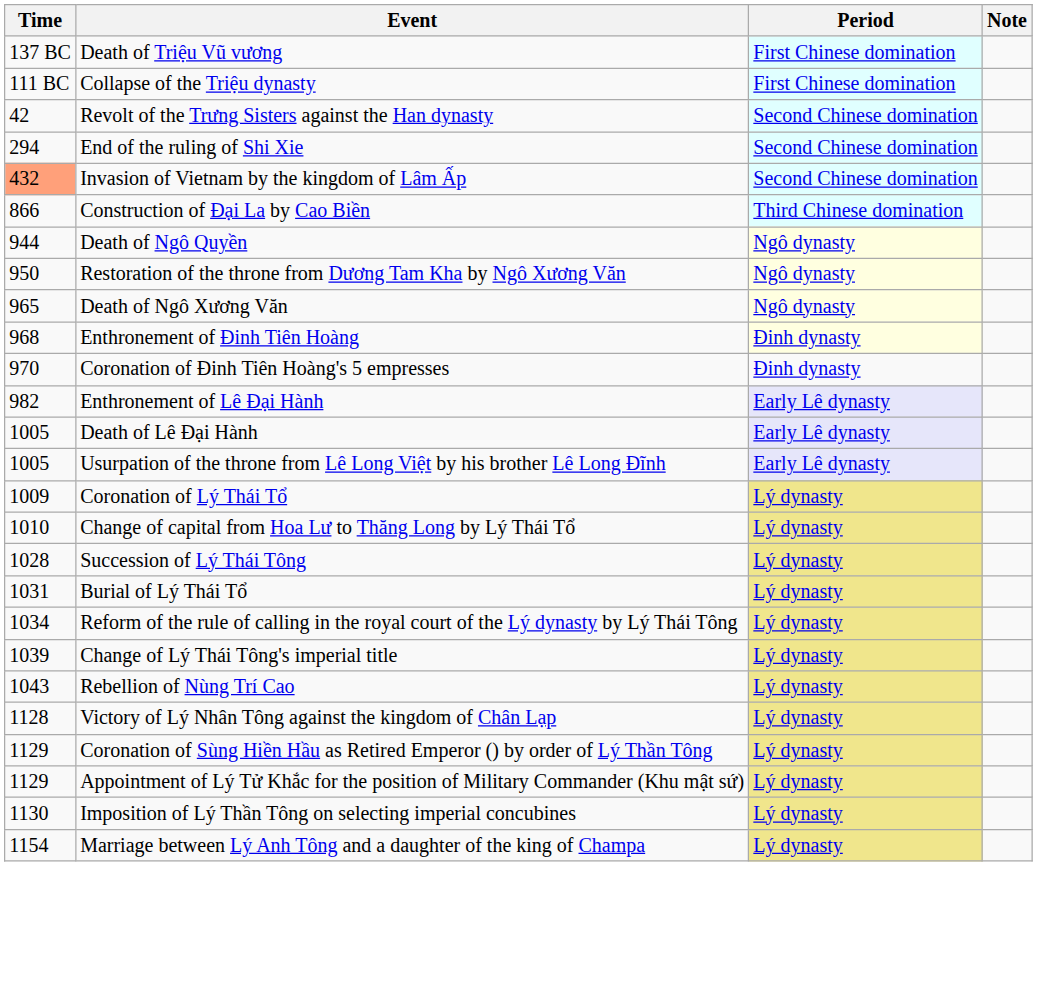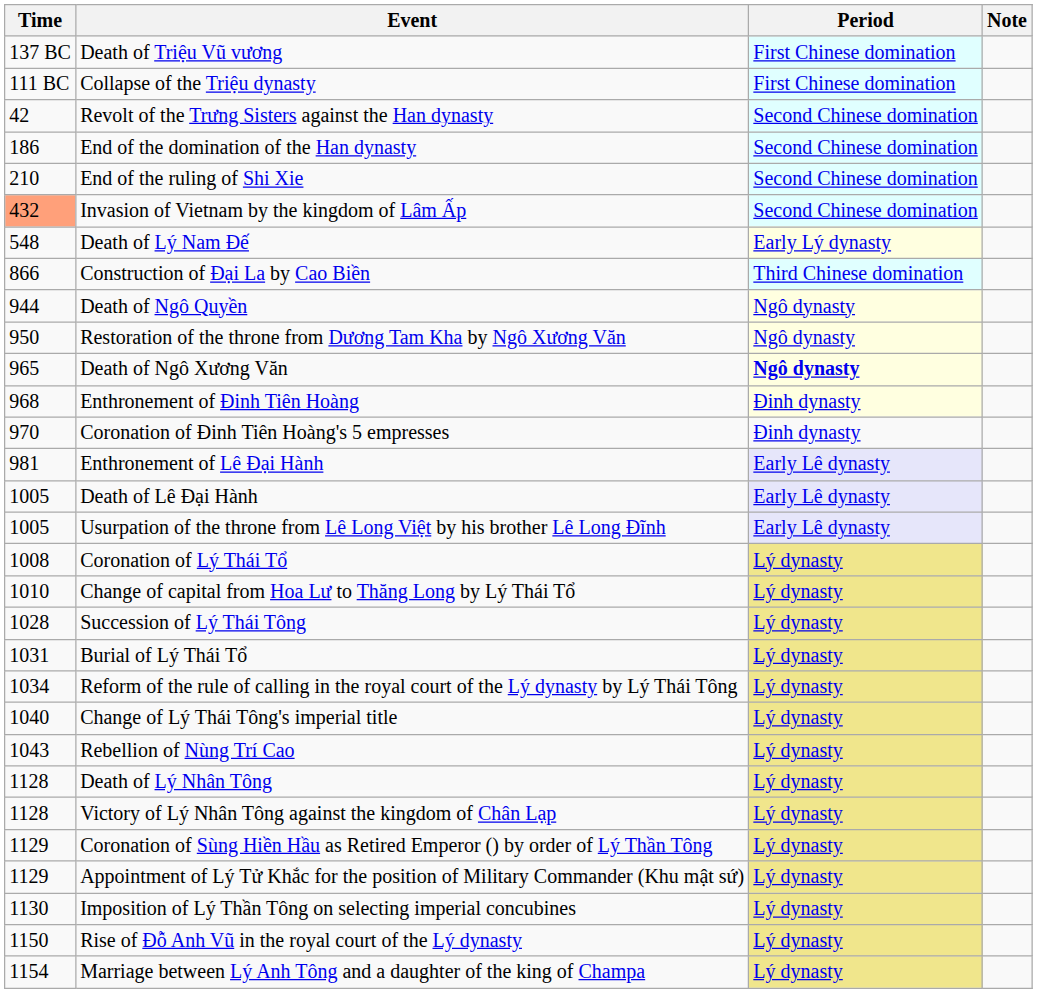+ row: (248, 147)
(24, 147) 294 -> (24, 178) 210
+ row: (165, 242)
(804, 305) normal -> (806, 369) bold
(24, 400) 982 -> (24, 464) 981
(29, 496) 1009 -> (29, 559) 1008
(29, 654) 1039 -> (29, 718) 1040
+ row: (176, 781)
+ row: (301, 940)
